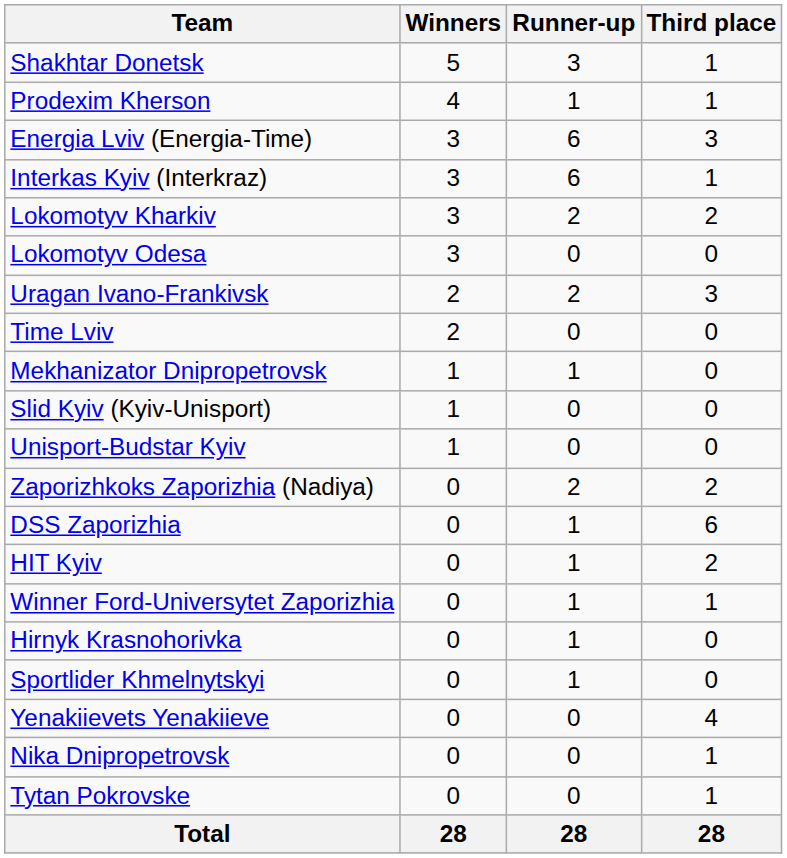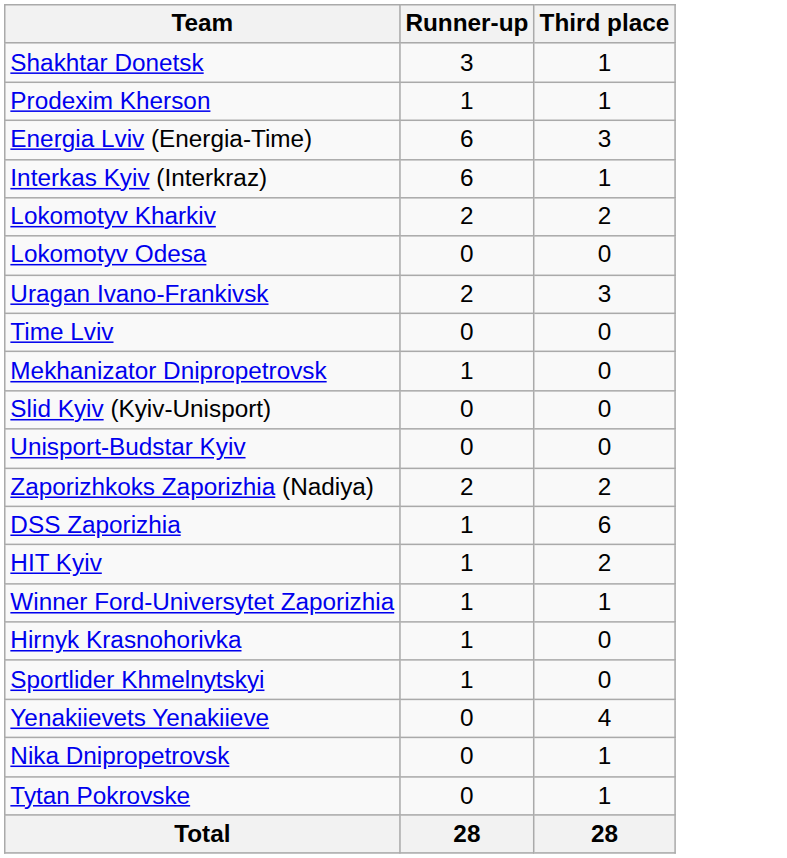- column: (453, 23)
